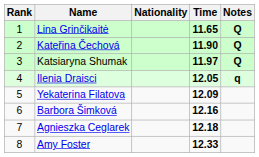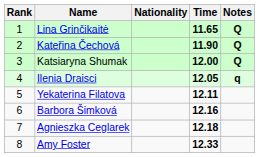(205, 62) 11.97 -> (205, 62) 12.00
(205, 95) 12.09 -> (205, 95) 12.11
